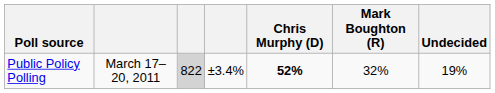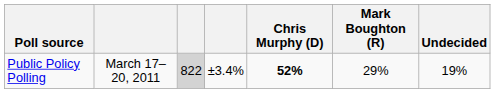(376, 70) 32% -> (376, 70) 29%
